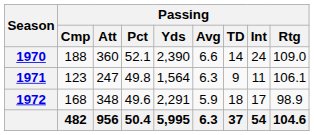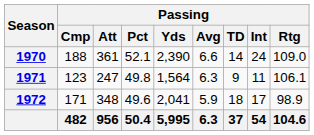(108, 57) 360 -> (108, 57) 361
(76, 99) 168 -> (76, 99) 171
(173, 99) 2,291 -> (173, 99) 2,041
